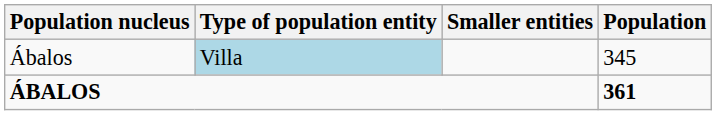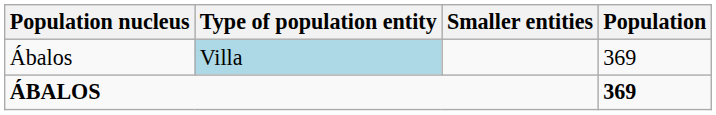(620, 57) 345 -> (620, 57) 369
(620, 92) 361 -> (620, 92) 369
